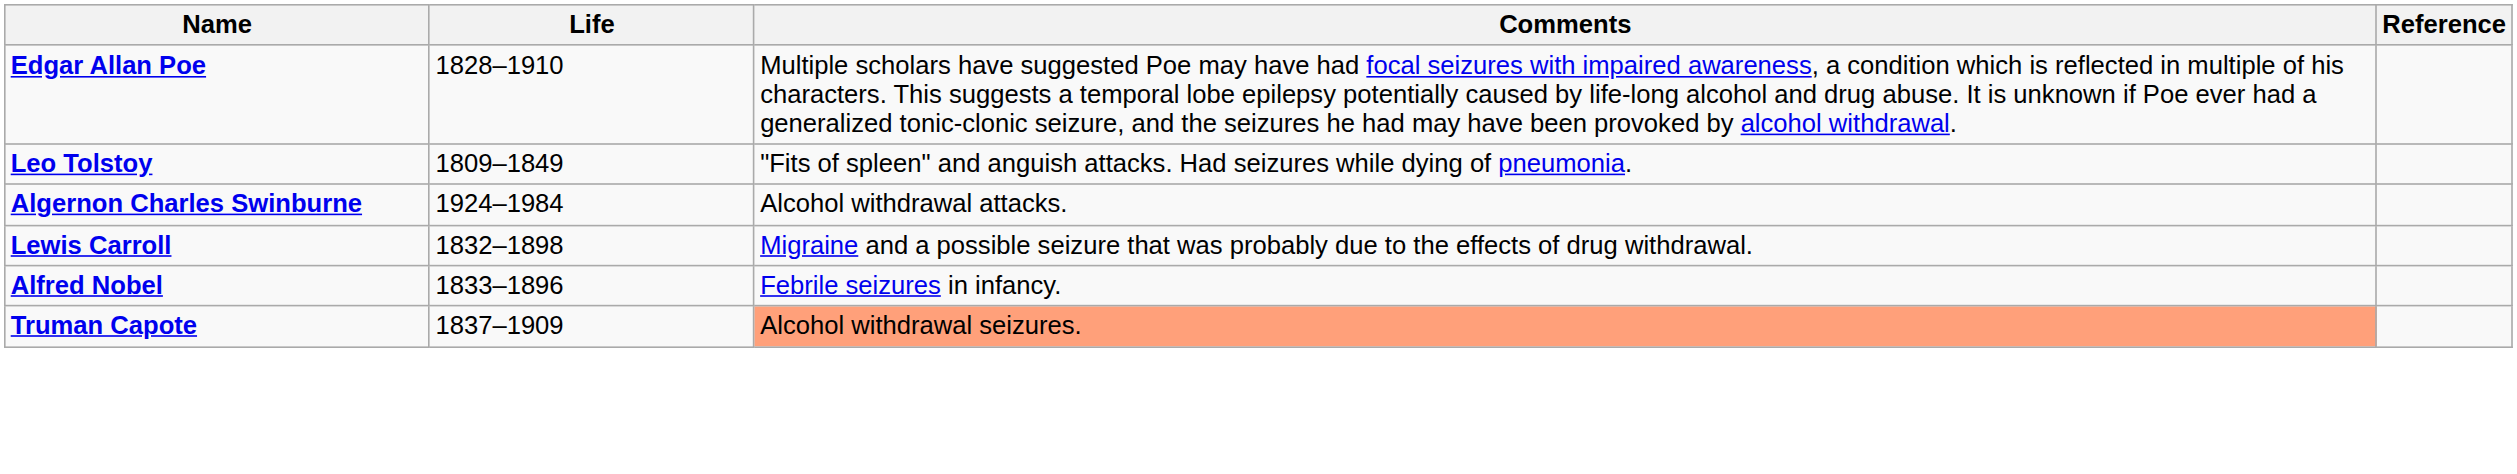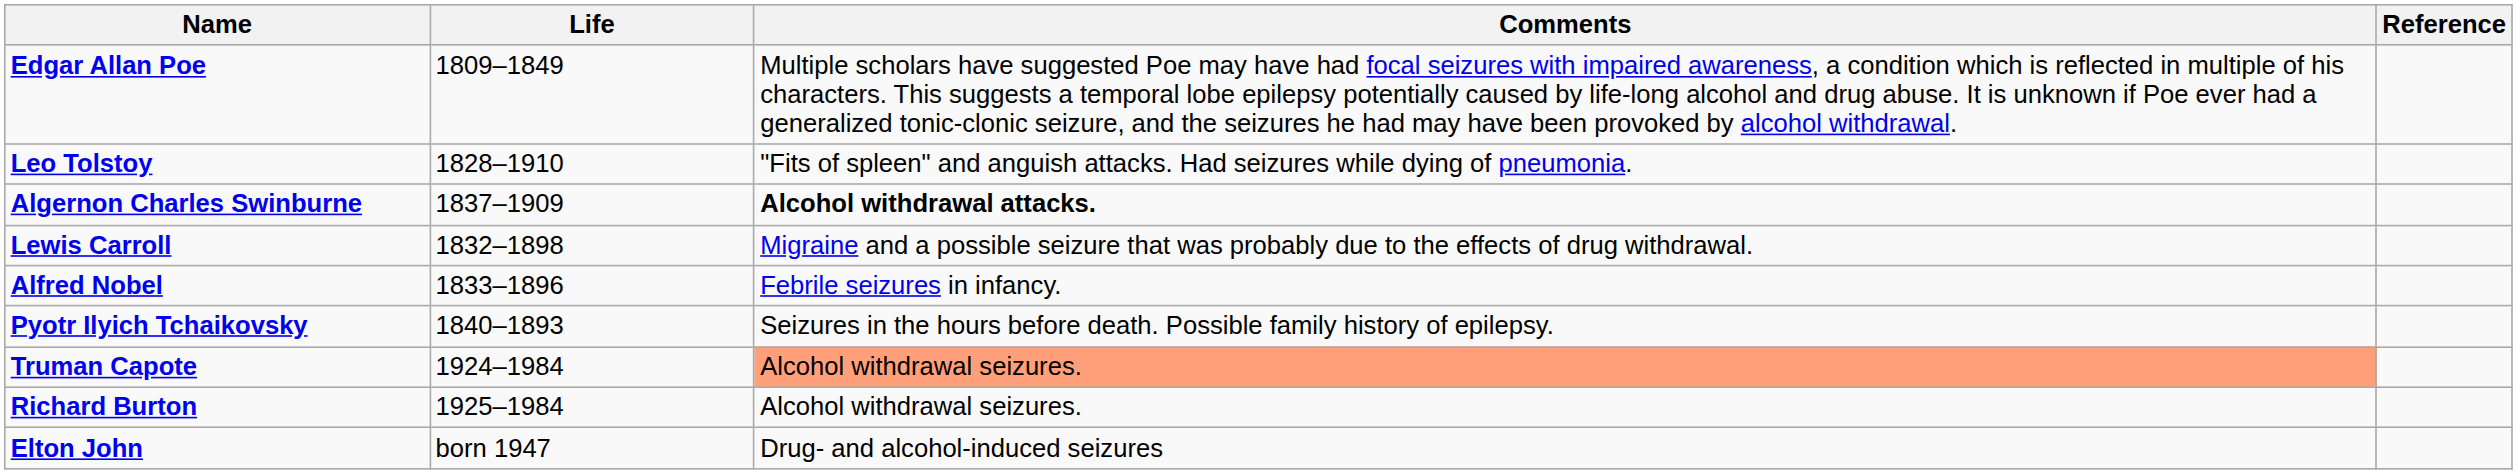(500, 65) 1828–1910 -> (500, 65) 1809–1849
(500, 163) 1809–1849 -> (500, 163) 1828–1910
(500, 204) 1924–1984 -> (500, 204) 1837–1909
(914, 204) normal -> (928, 204) bold
+ row: (159, 326)
(500, 326) 1837–1909 -> (500, 366) 1924–1984
+ row: (104, 407)
+ row: (77, 447)
